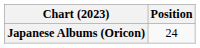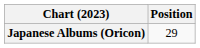(172, 33) 24 -> (172, 33) 29
